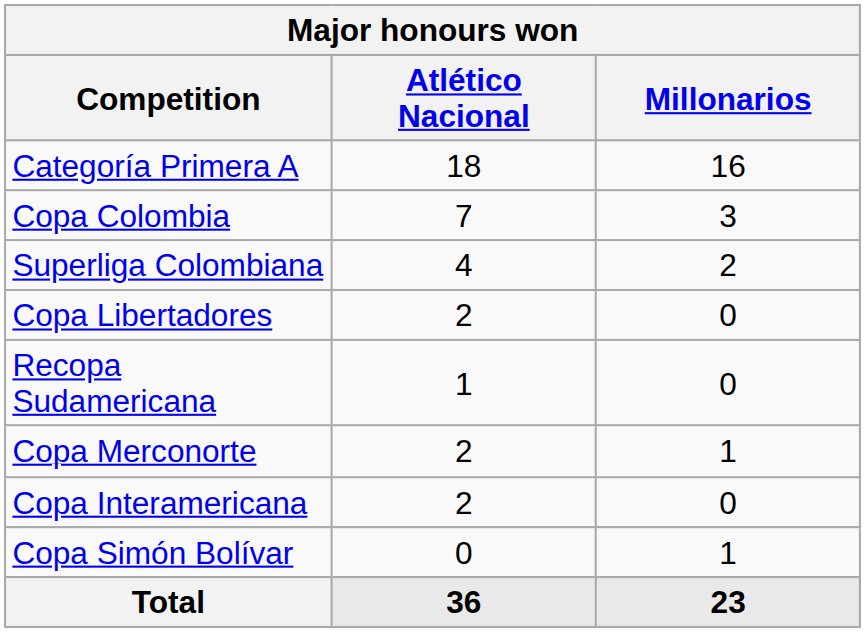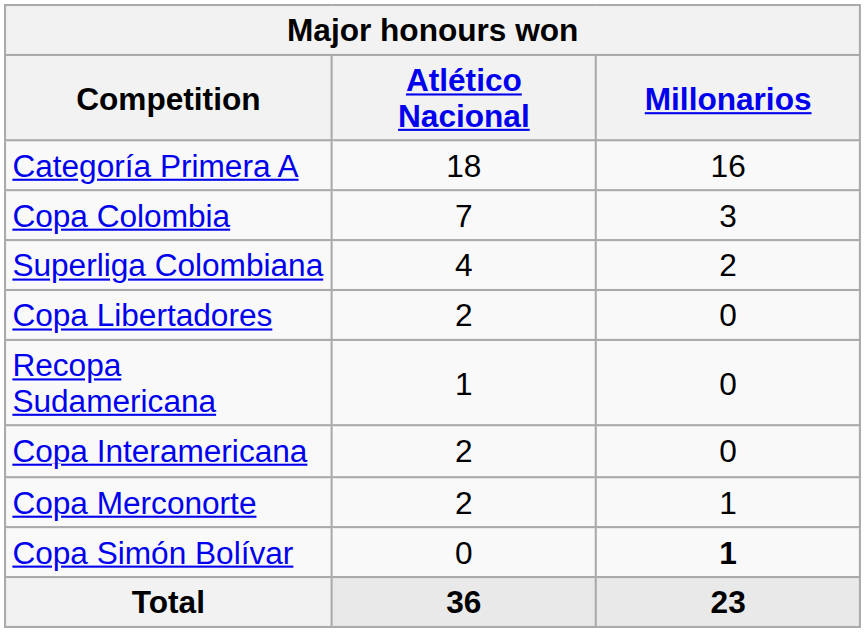rows swapped: (134, 451) <-> (160, 501)
(728, 551) normal -> (728, 551) bold
